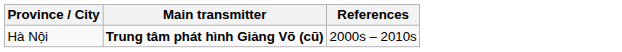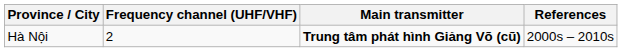+ column: (201, 15)
